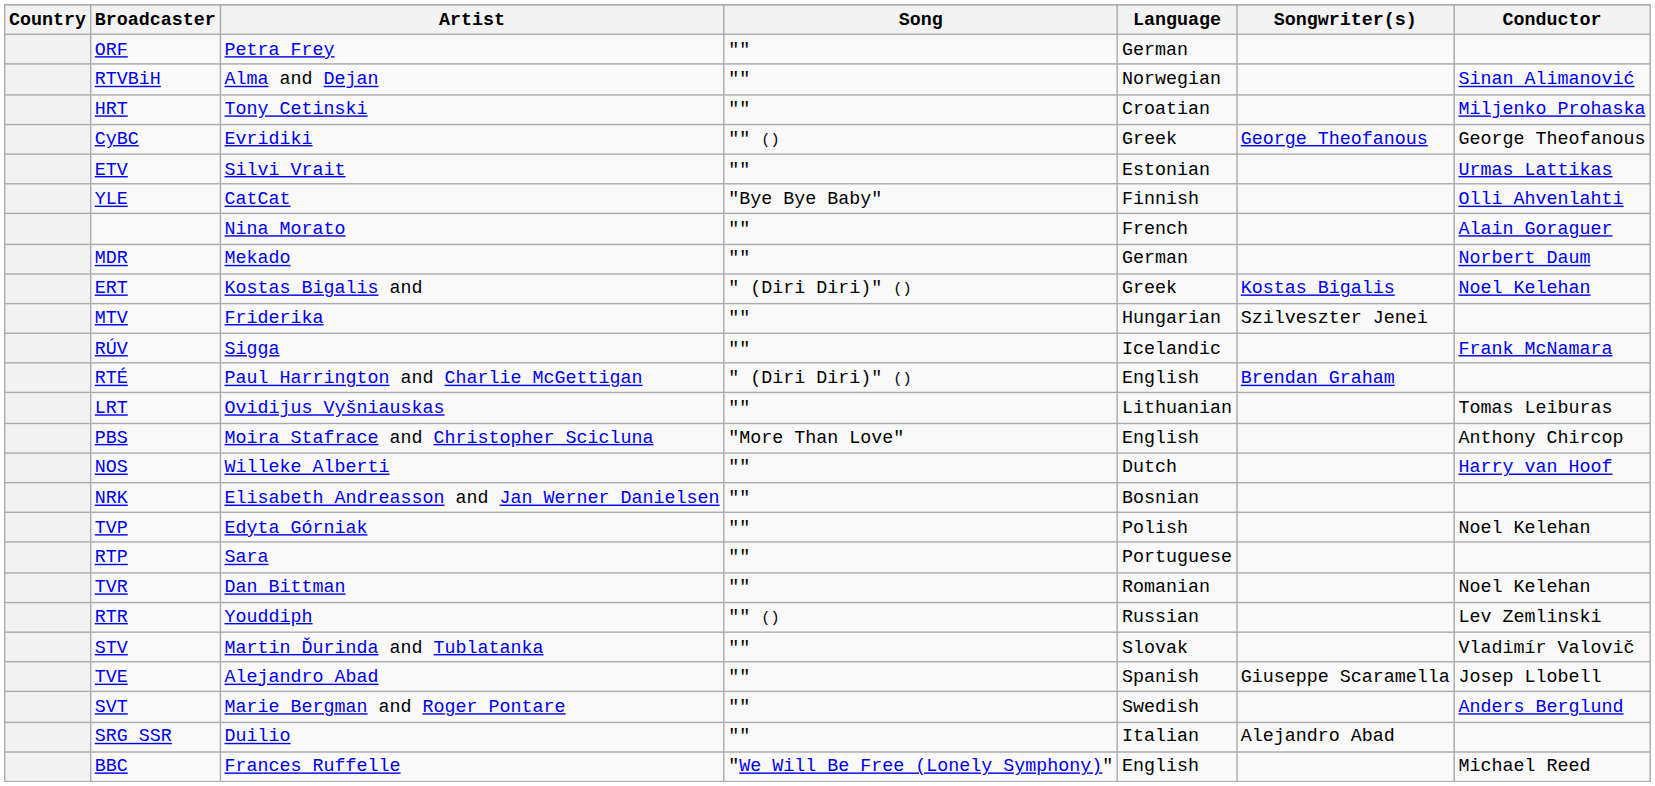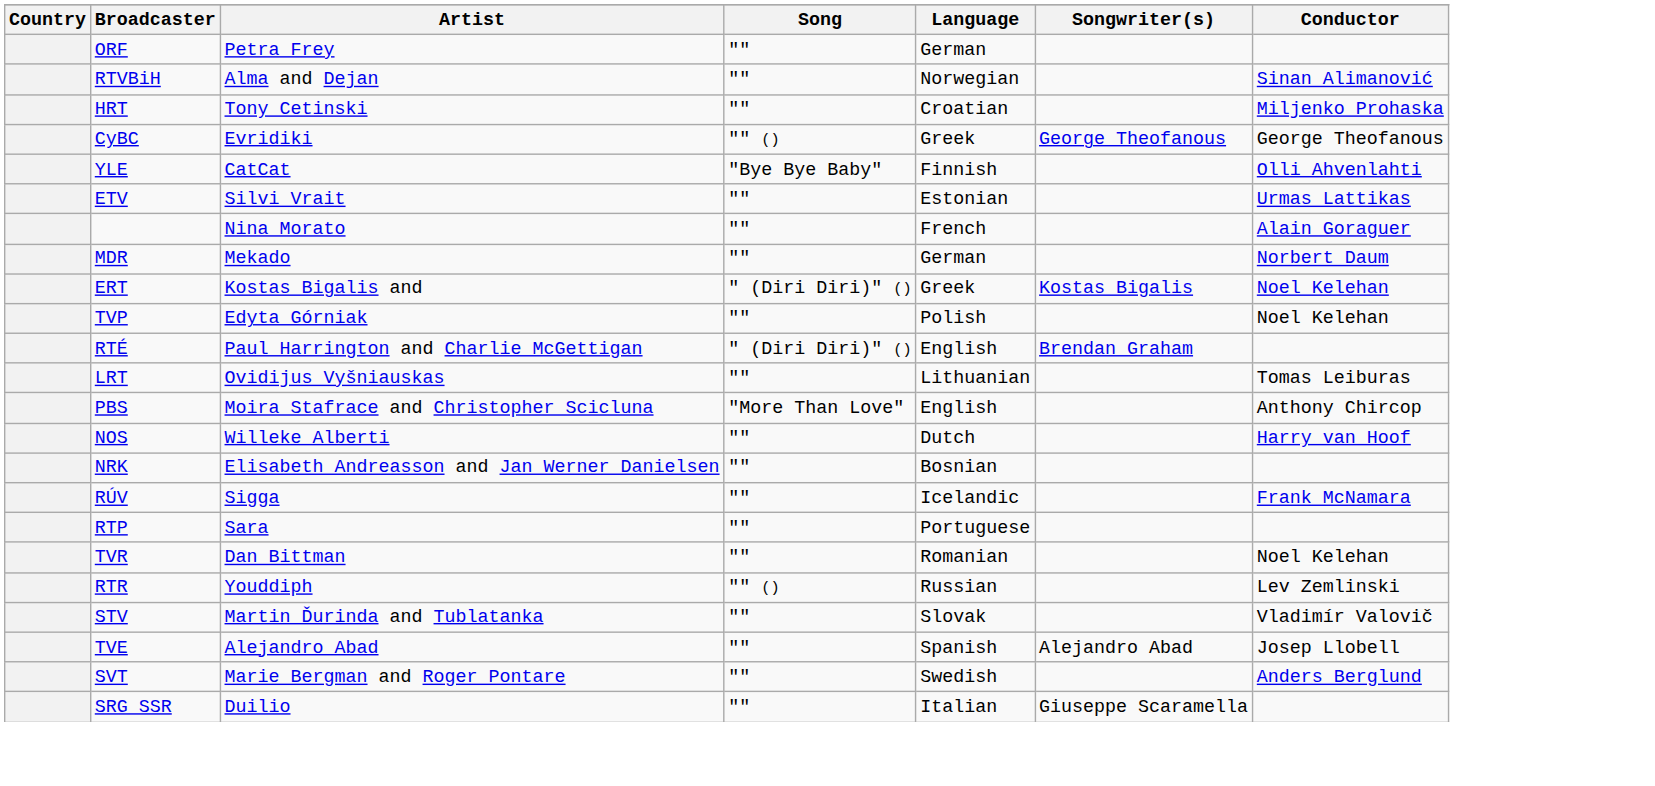rows swapped: (111, 169) <-> (111, 199)
- row: (111, 318)
rows swapped: (111, 348) <-> (111, 528)
(1345, 677) Giuseppe Scaramella -> (1116, 647) Alejandro Abad
(1318, 737) Alejandro Abad -> (1144, 707) Giuseppe Scaramella
- row: (111, 767)
